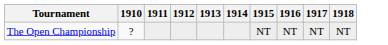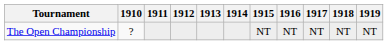+ column: (370, 13)
